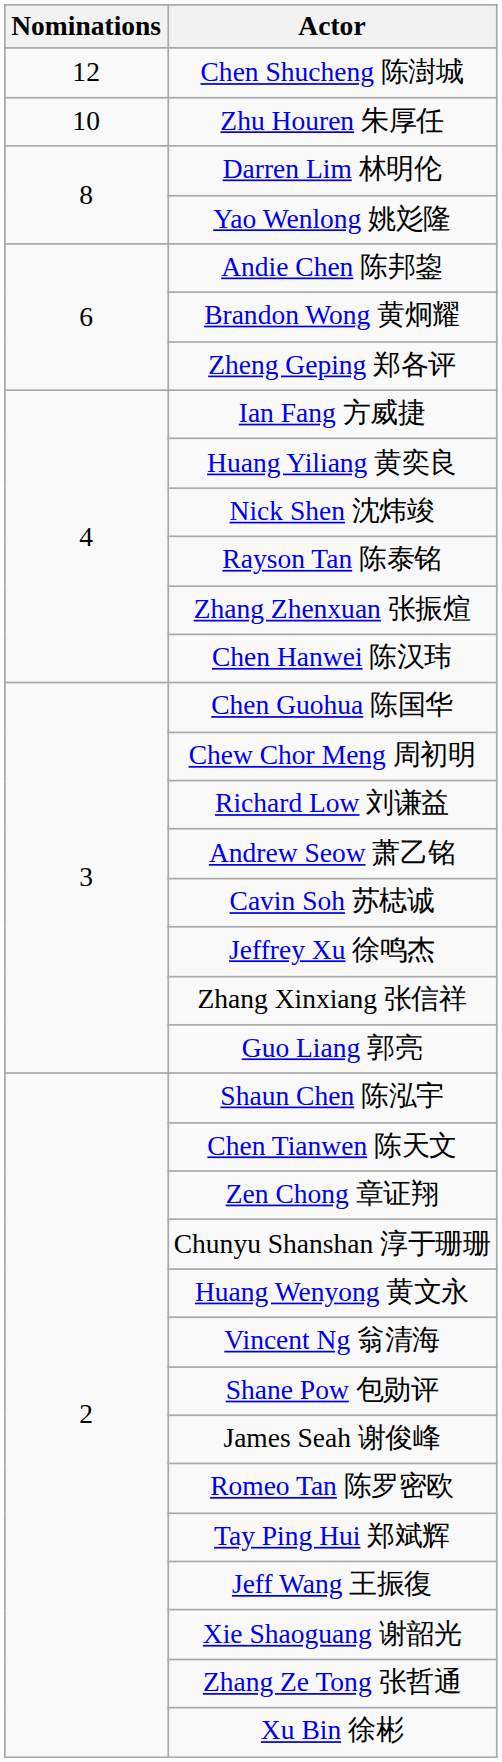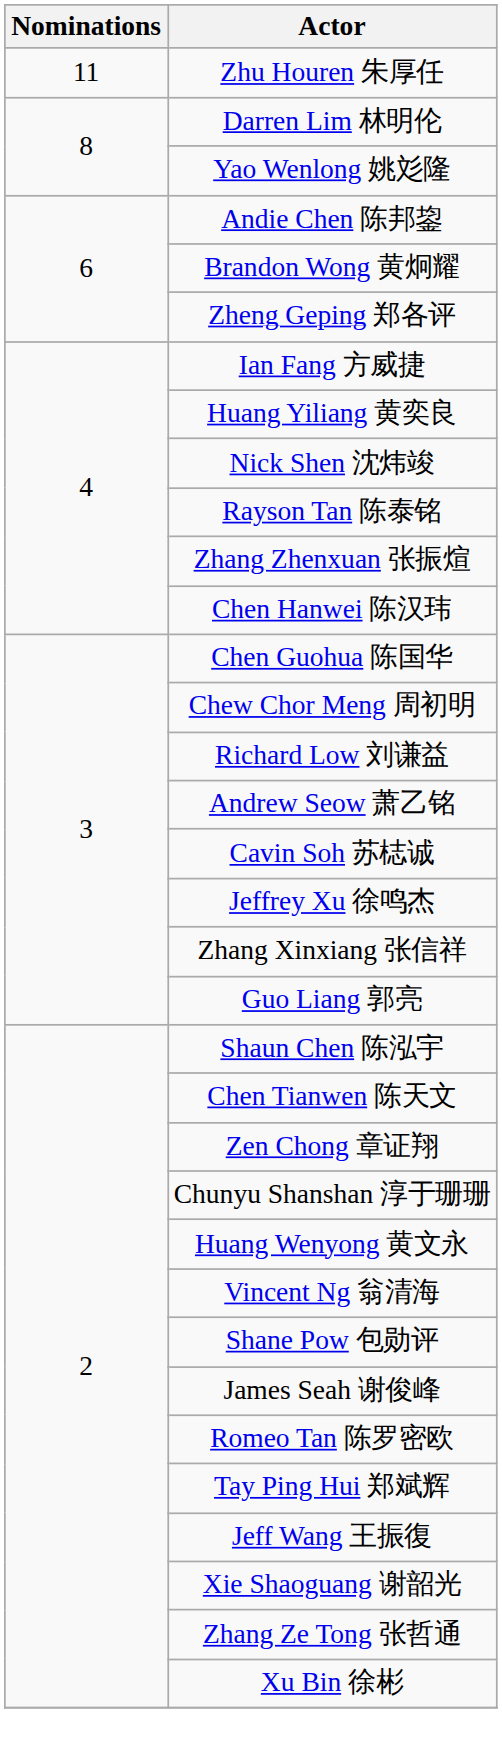- row: (332, 71)
(86, 121) 10 -> (86, 72) 11
